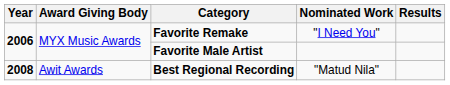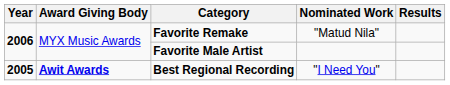(347, 32) "I Need You" -> (347, 32) "Matud Nila"
(20, 70) 2008 -> (20, 70) 2005
(71, 70) normal -> (74, 70) bold
(347, 70) "Matud Nila" -> (347, 70) "I Need You"
